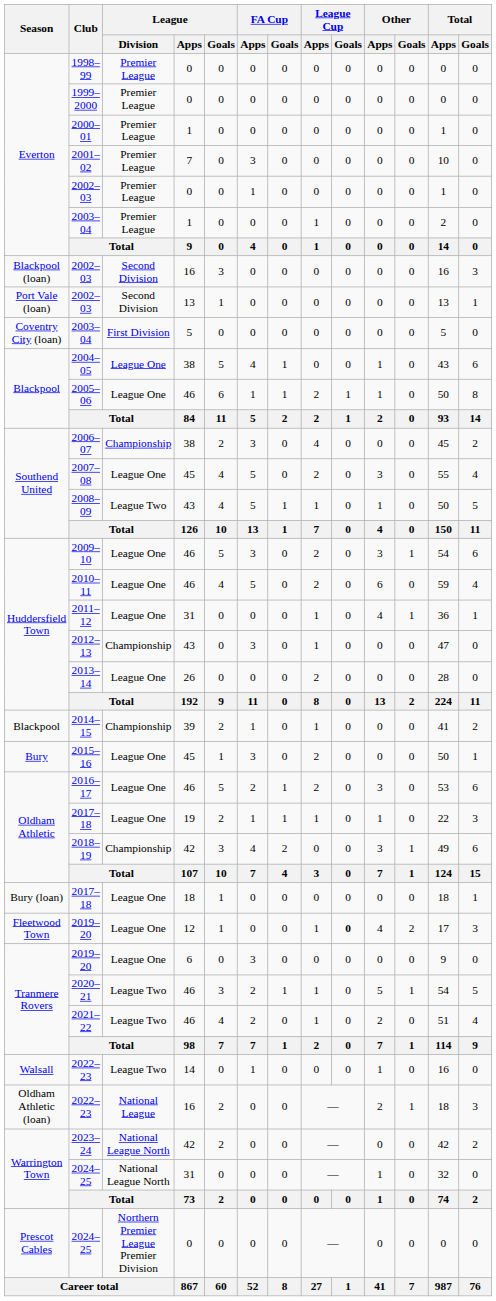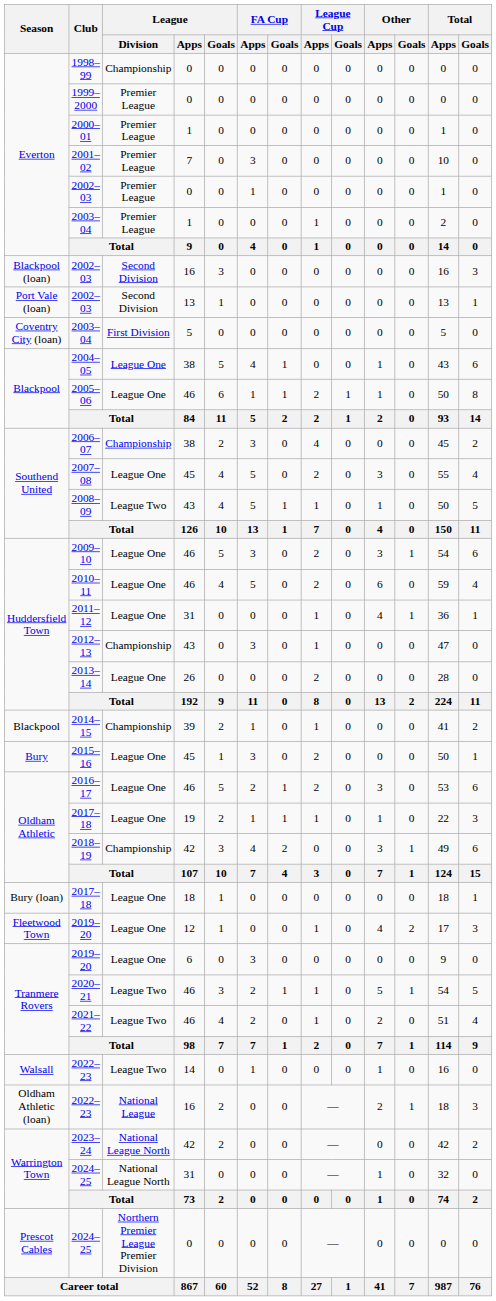(138, 68) Premier League -> (138, 68) Championship
(348, 928) bold -> (348, 928) normal
